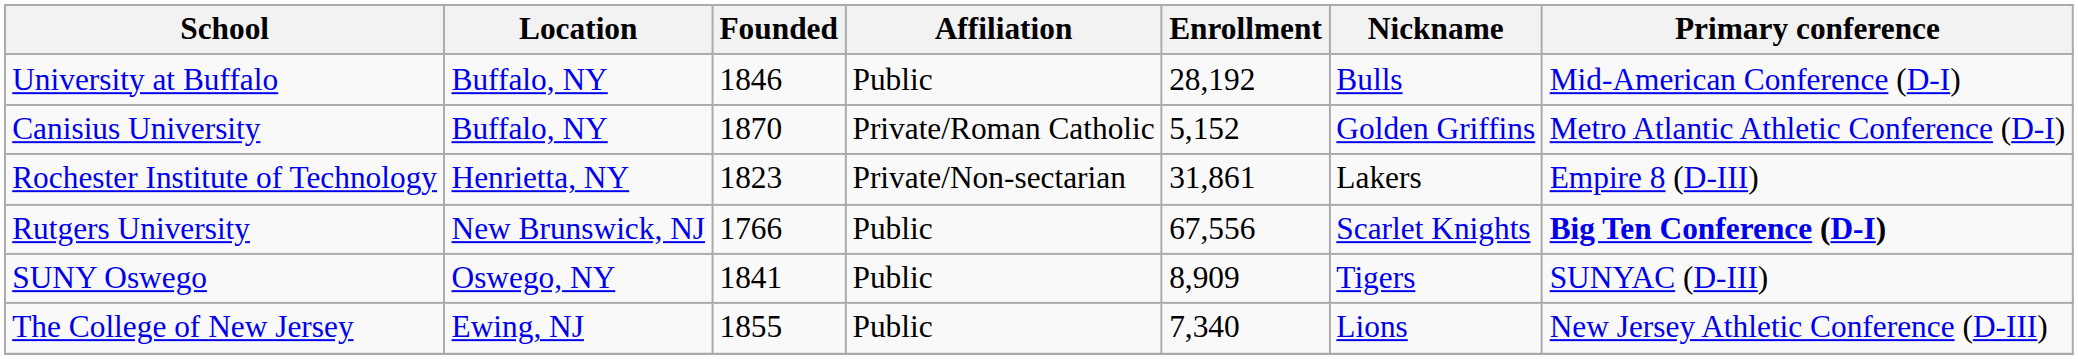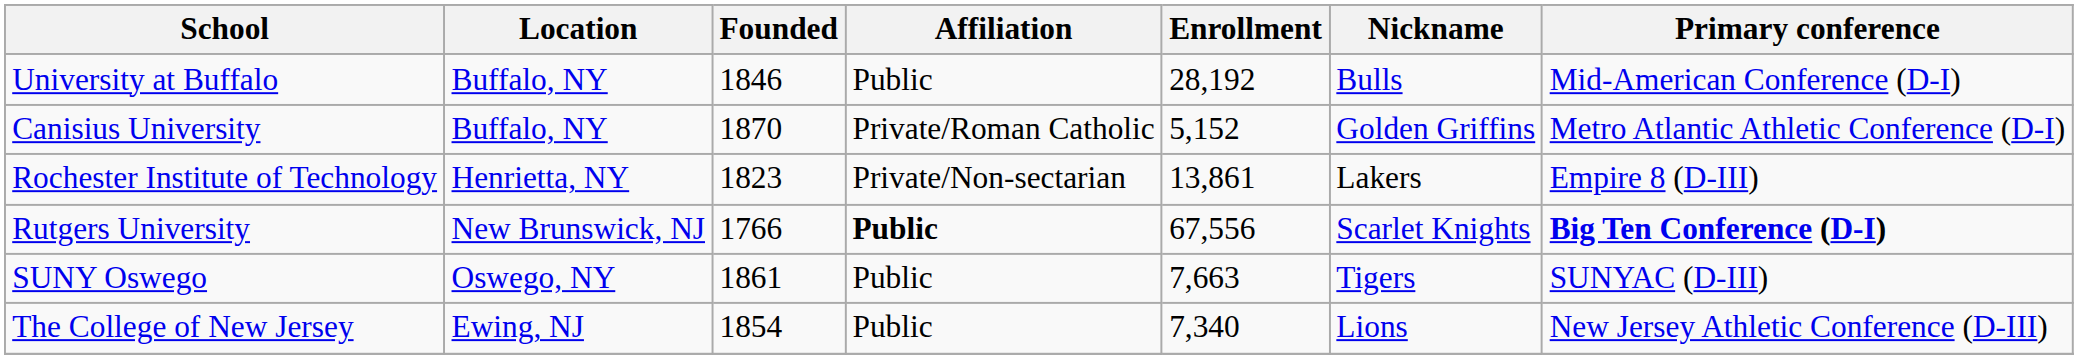(1212, 178) 31,861 -> (1212, 178) 13,861
(893, 228) normal -> (895, 228) bold
(751, 278) 1841 -> (751, 278) 1861
(1204, 278) 8,909 -> (1204, 278) 7,663
(751, 327) 1855 -> (751, 327) 1854
